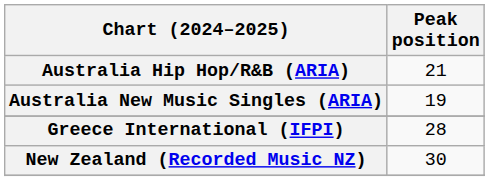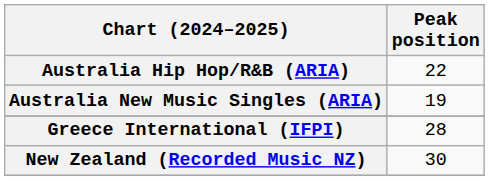(436, 71) 21 -> (436, 71) 22
